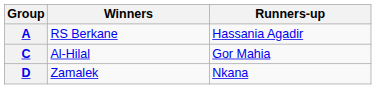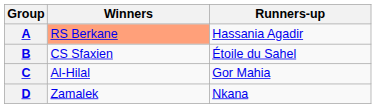(84, 34) no background -> (84, 34) lightsalmon background
+ row: (26, 53)
